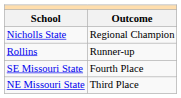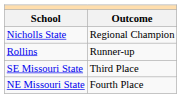(116, 68) Fourth Place -> (114, 68) Third Place
(114, 85) Third Place -> (116, 85) Fourth Place
